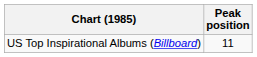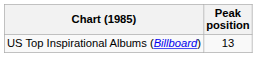(228, 43) 11 -> (228, 43) 13
